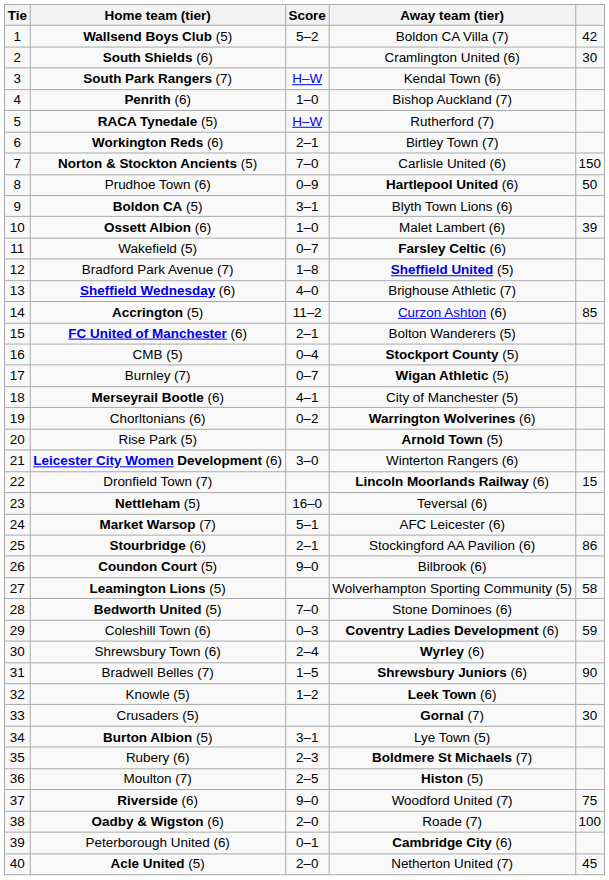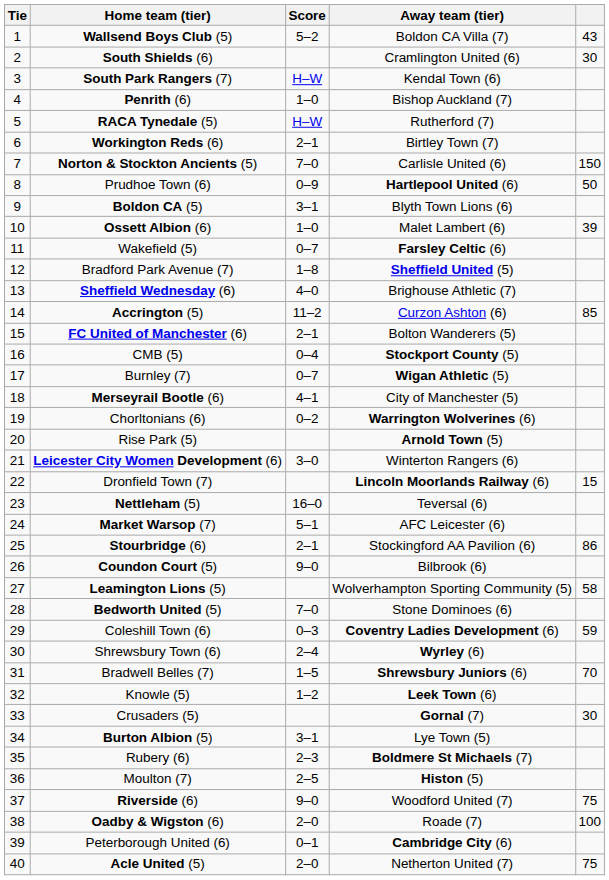(590, 36) 42 -> (590, 36) 43
(590, 673) 90 -> (590, 673) 70
(590, 864) 45 -> (590, 864) 75
